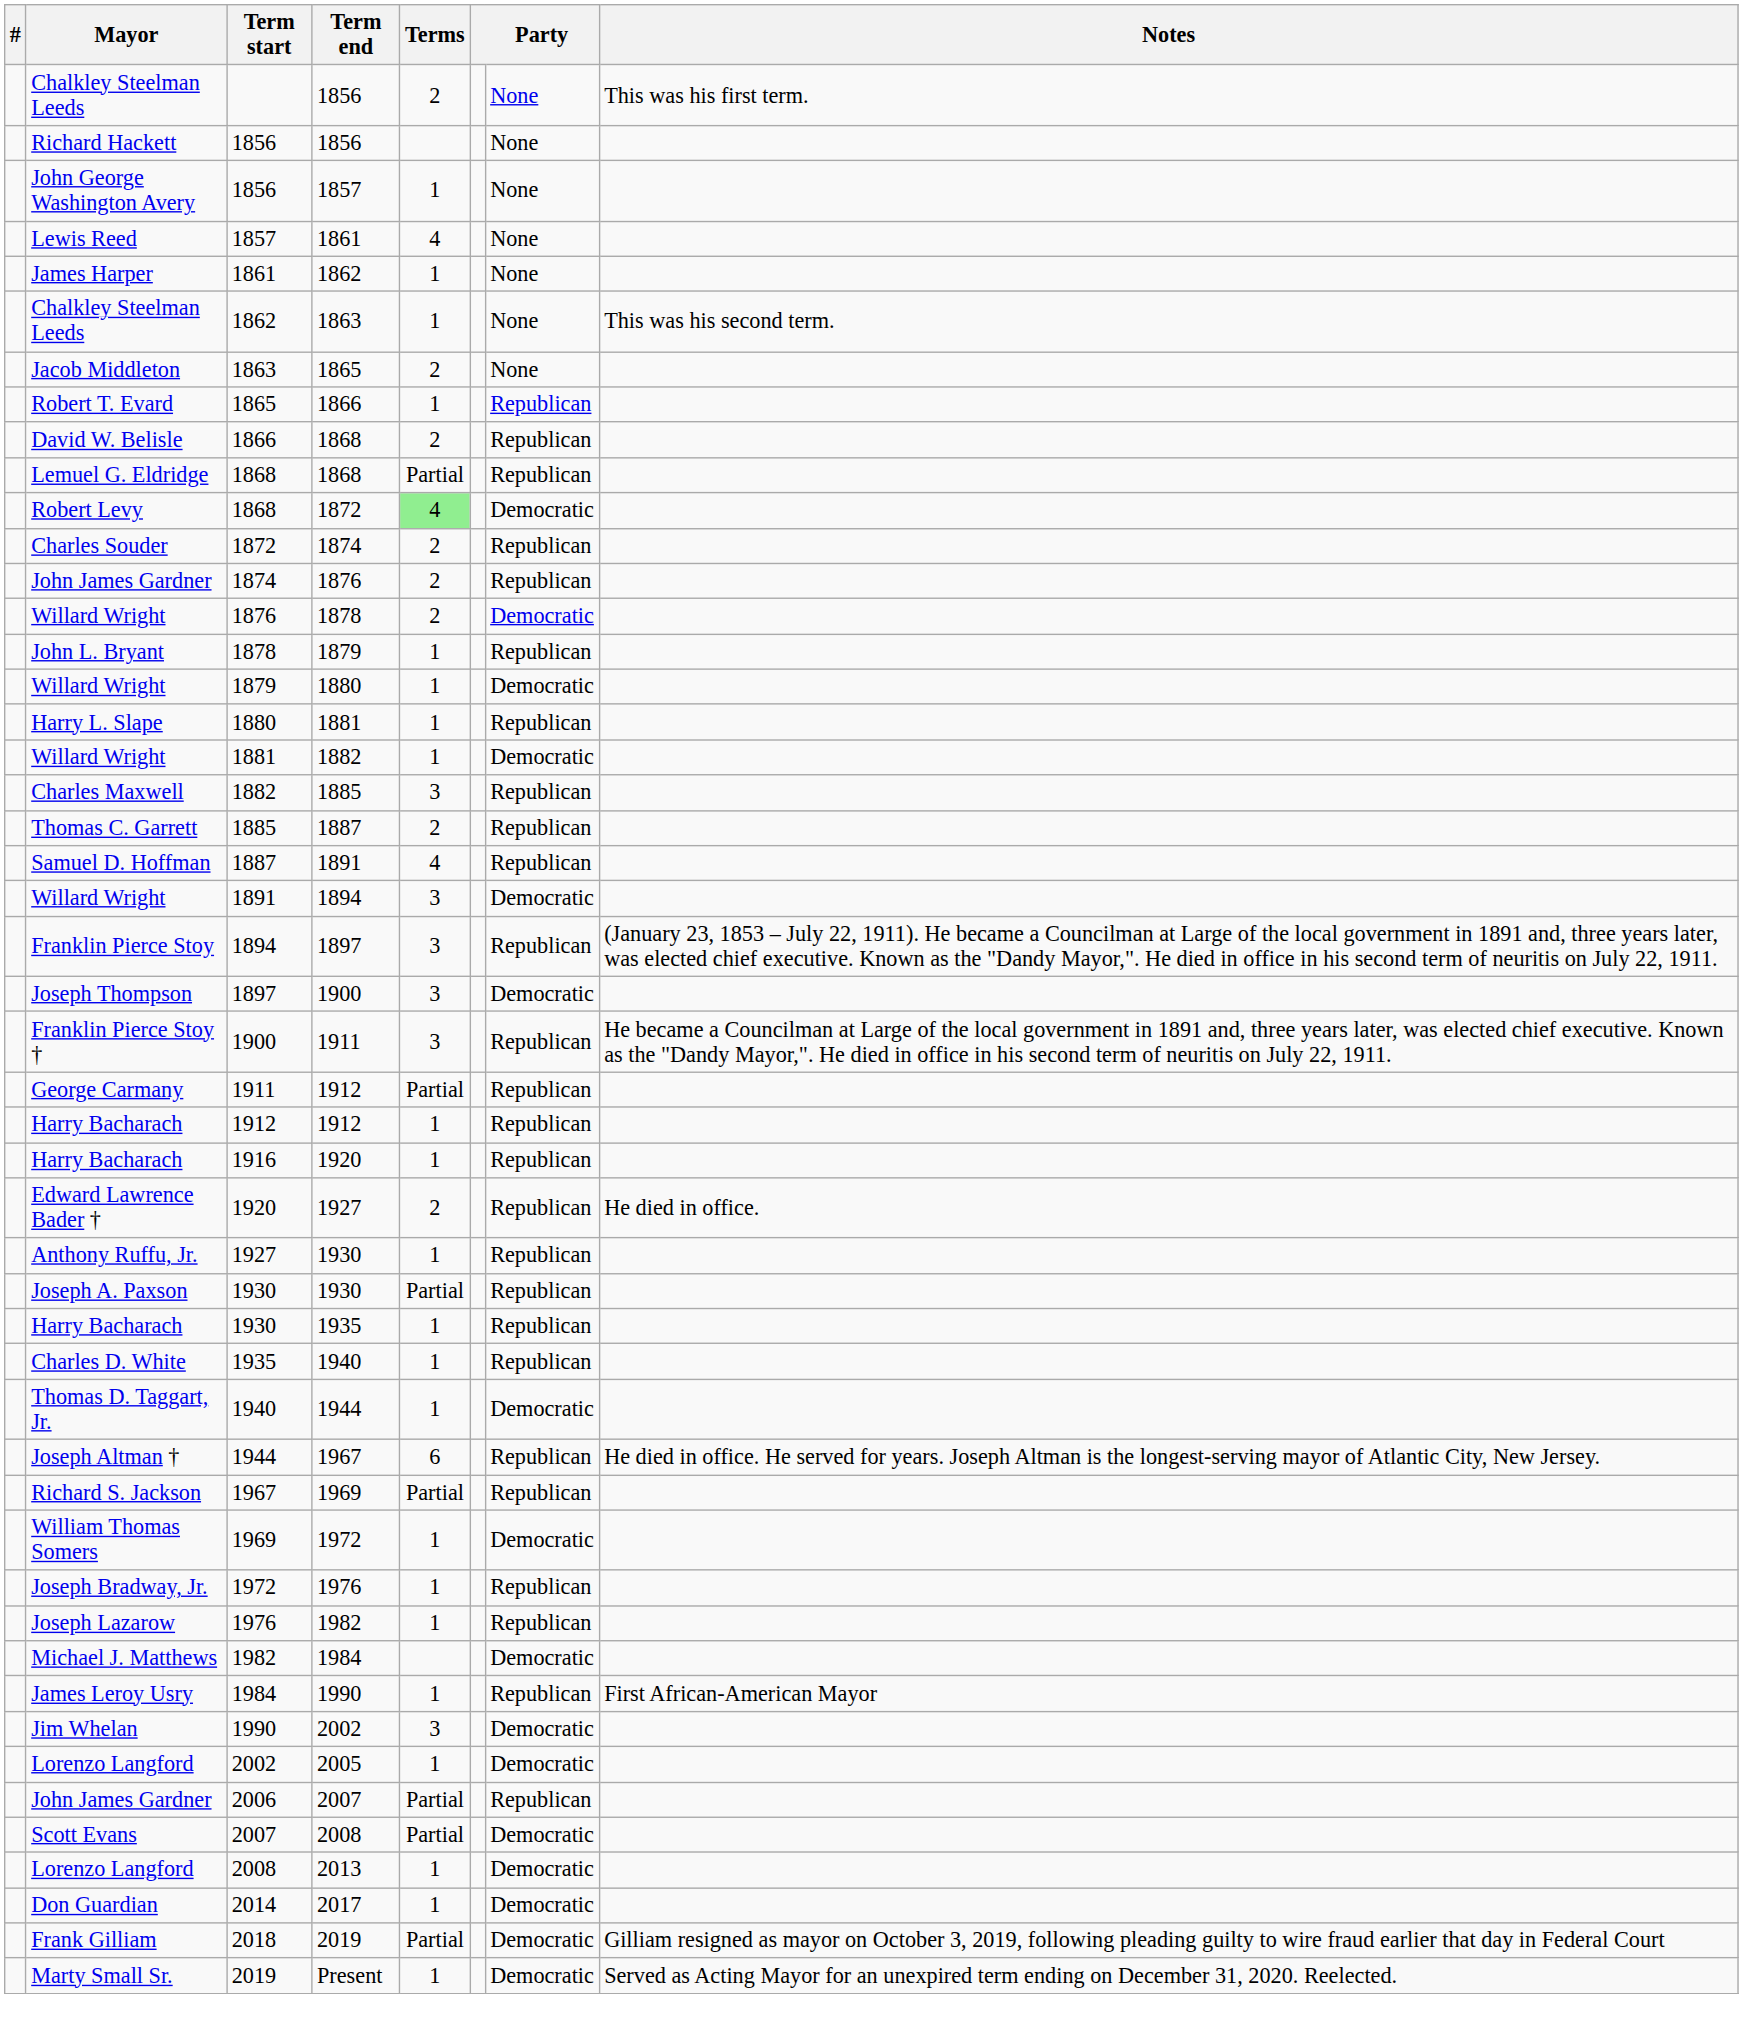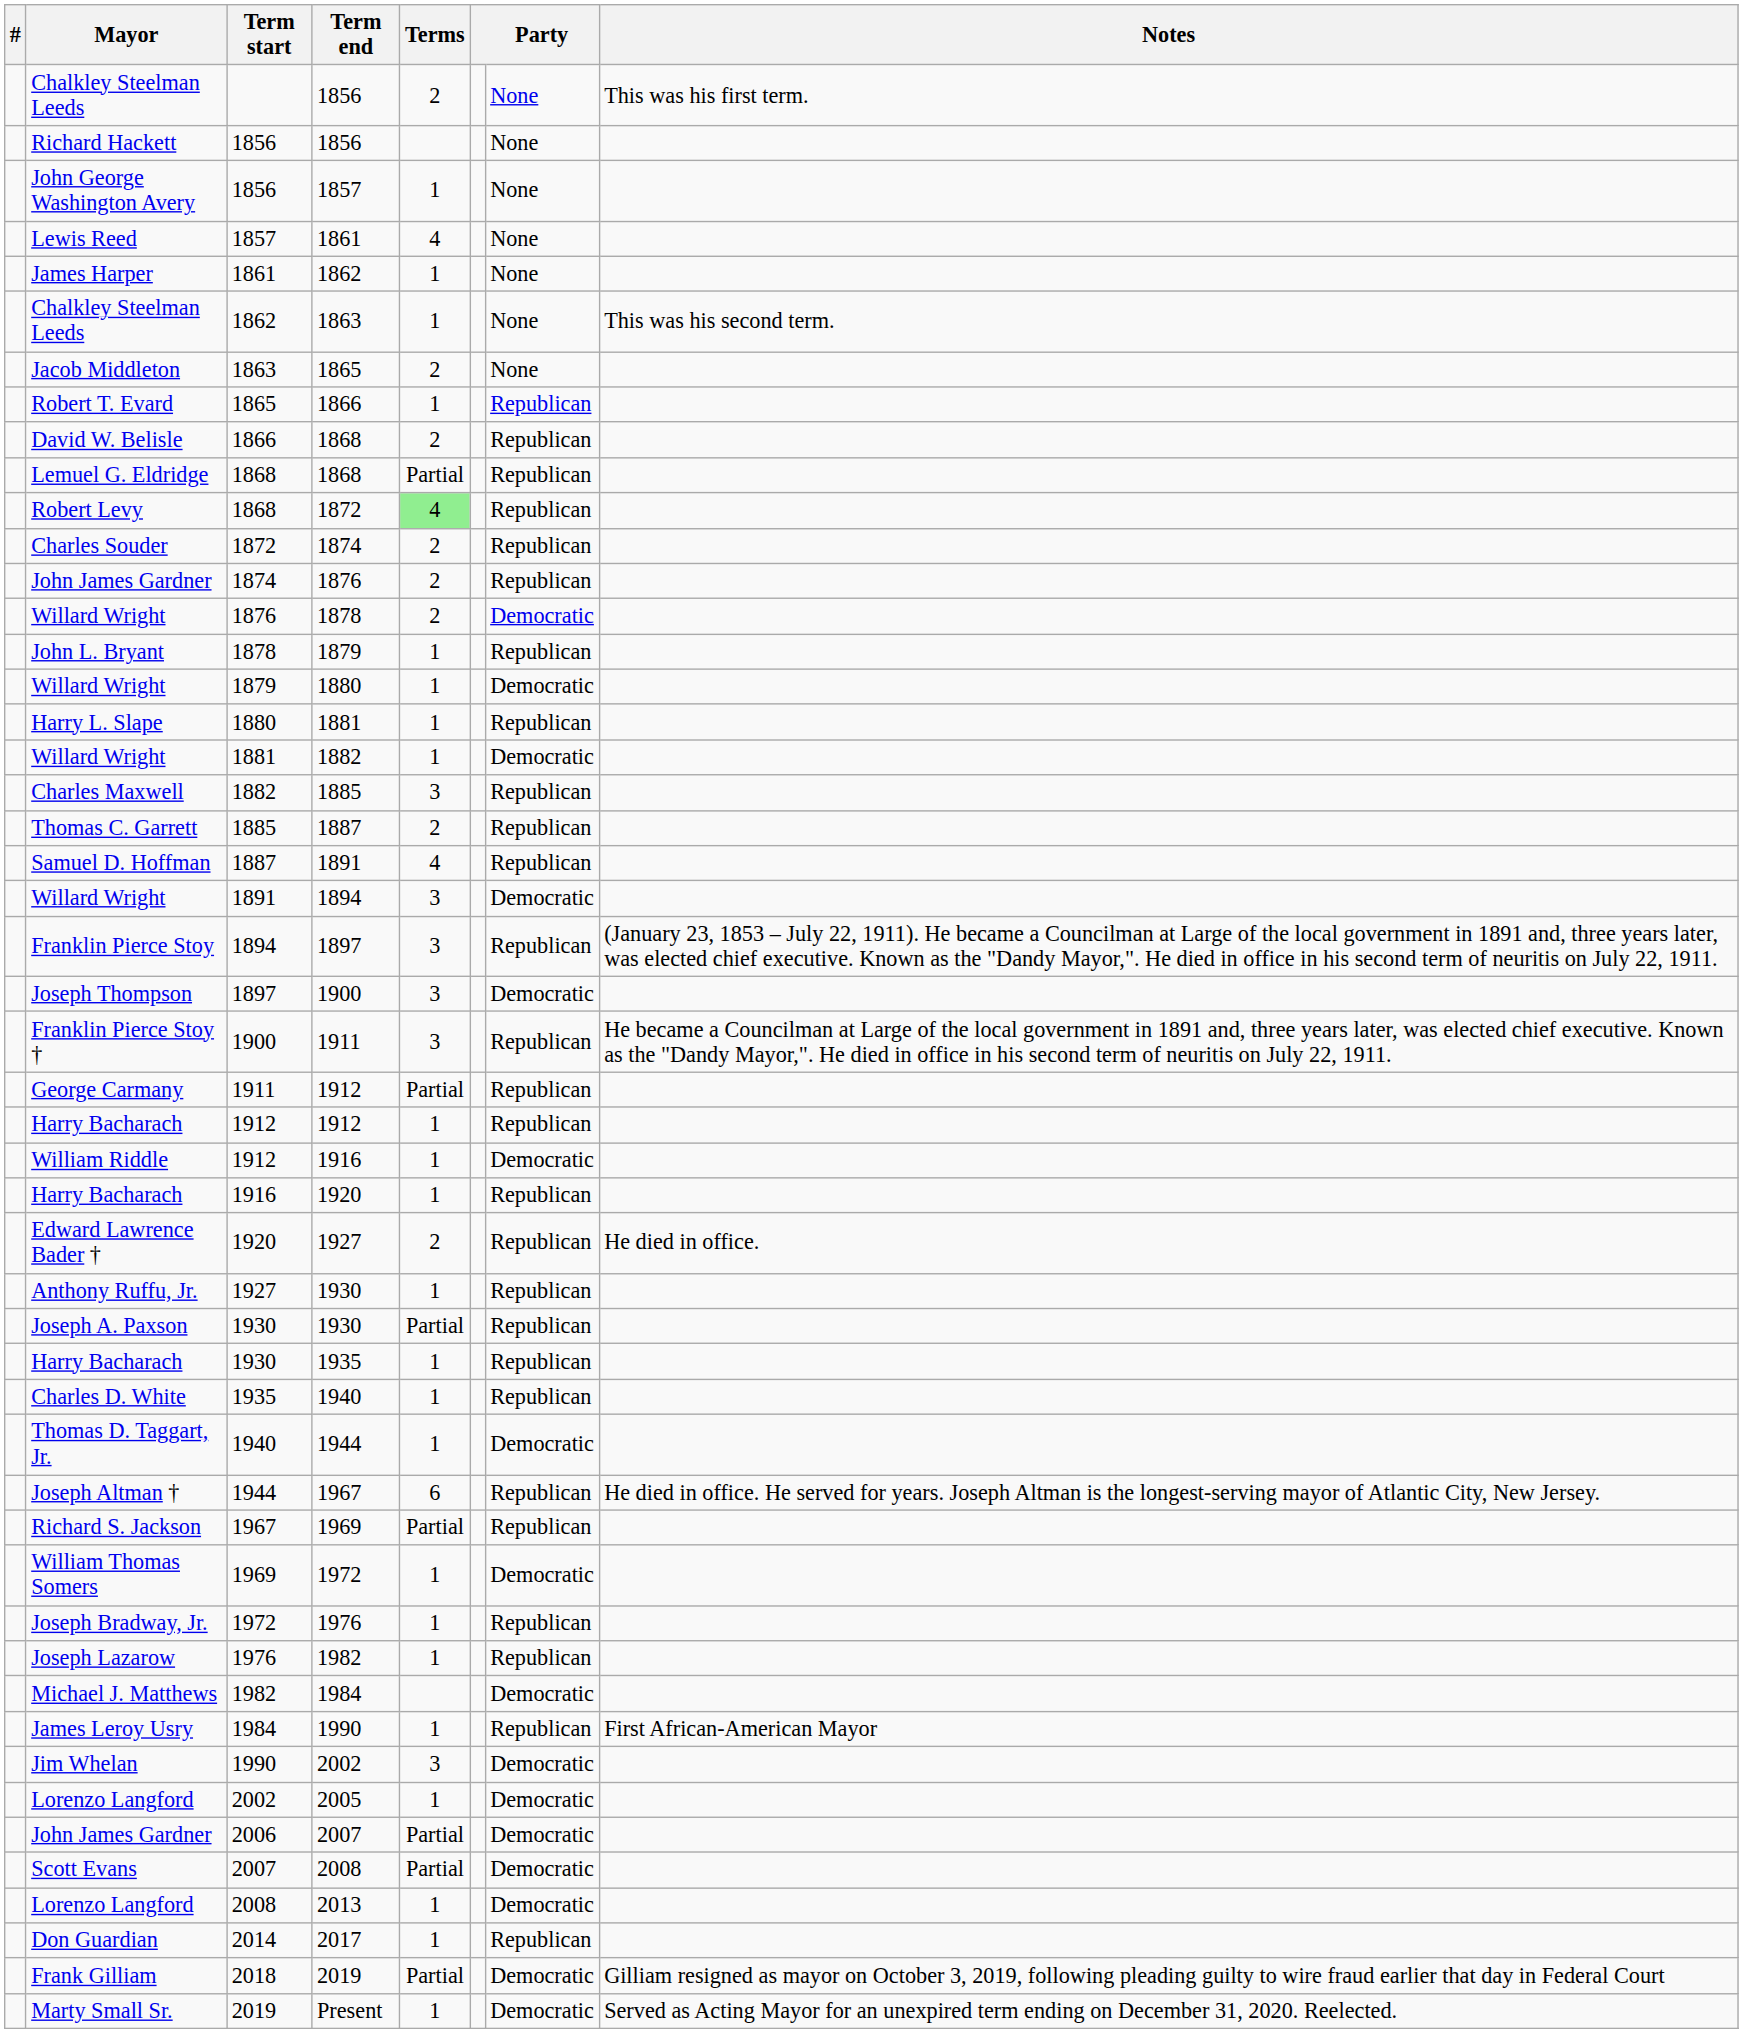(542, 510) Democratic -> (541, 510) Republican
+ row: (254, 1159)
(541, 1799) Republican -> (542, 1834) Democratic
(542, 1905) Democratic -> (541, 1940) Republican
